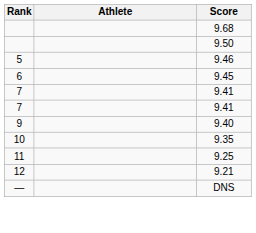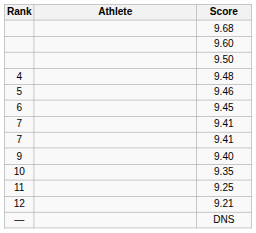+ row: (19, 44)
+ row: (19, 76)
